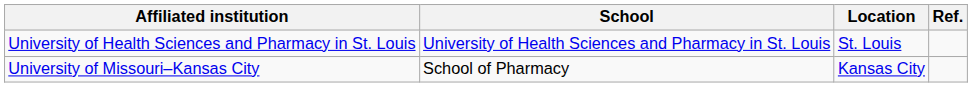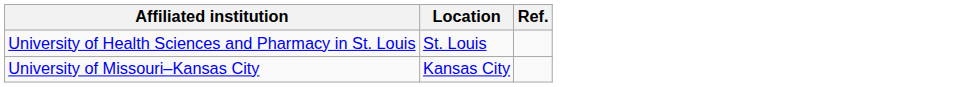- column: (627, 17)
